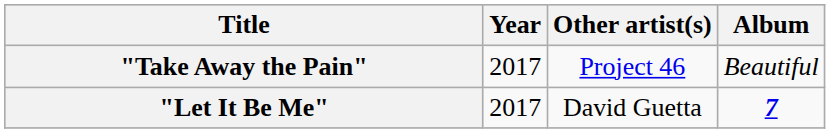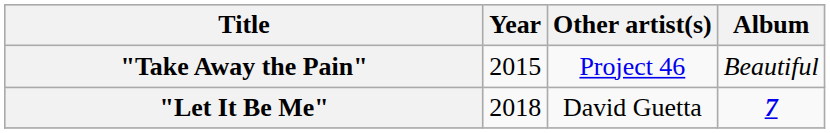(515, 66) 2017 -> (515, 66) 2015
(515, 107) 2017 -> (515, 107) 2018
